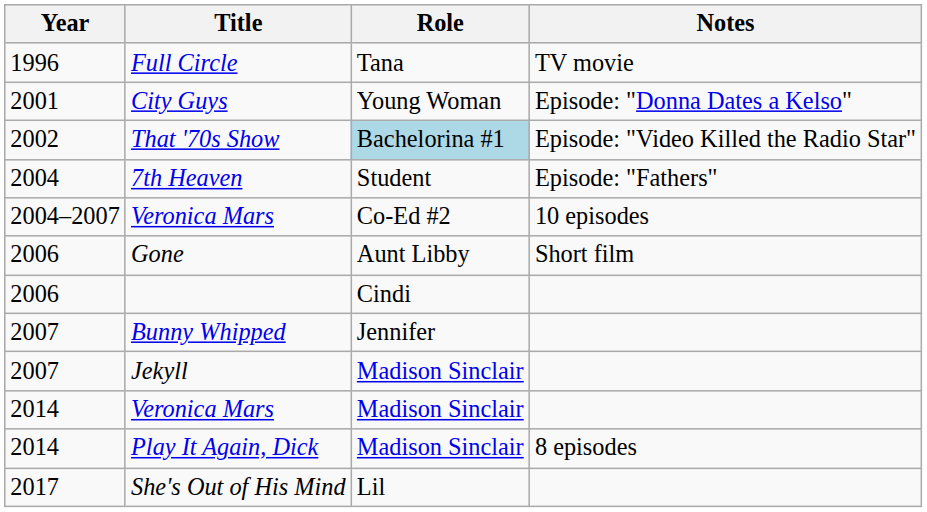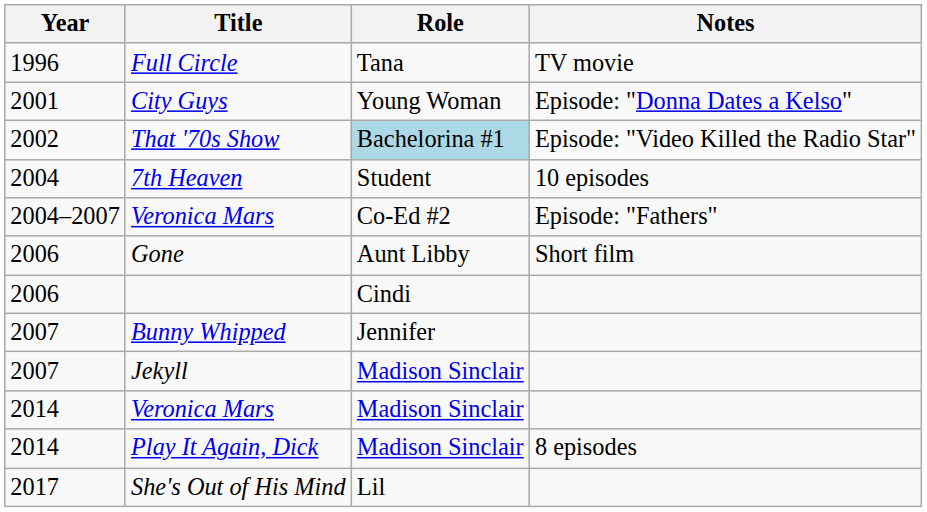(626, 178) Episode: "Fathers" -> (592, 178) 10 episodes
(592, 216) 10 episodes -> (626, 216) Episode: "Fathers"
